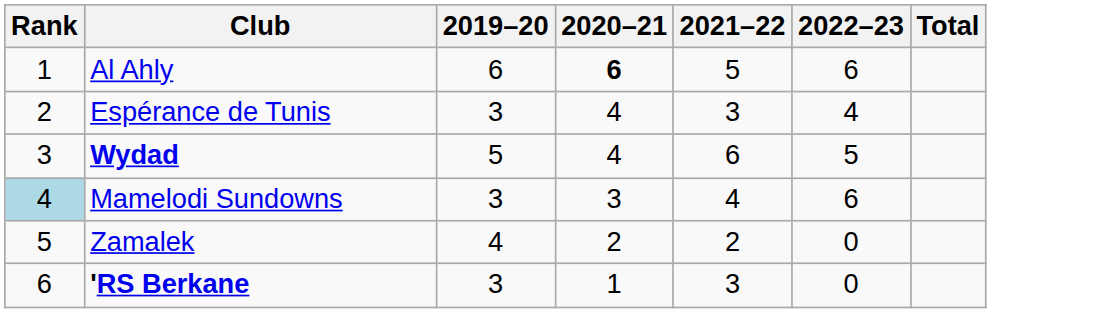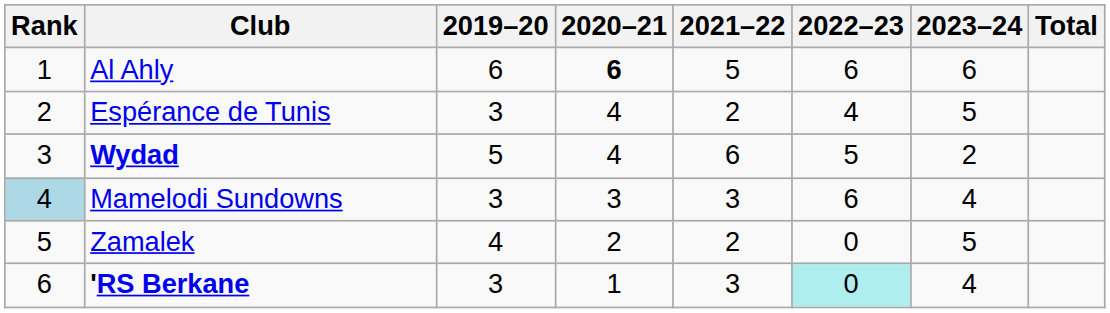+ column: (969, 26)
(733, 112) 3 -> (733, 112) 2
(733, 198) 4 -> (733, 198) 3
(851, 284) no background -> (851, 284) paleturquoise background
